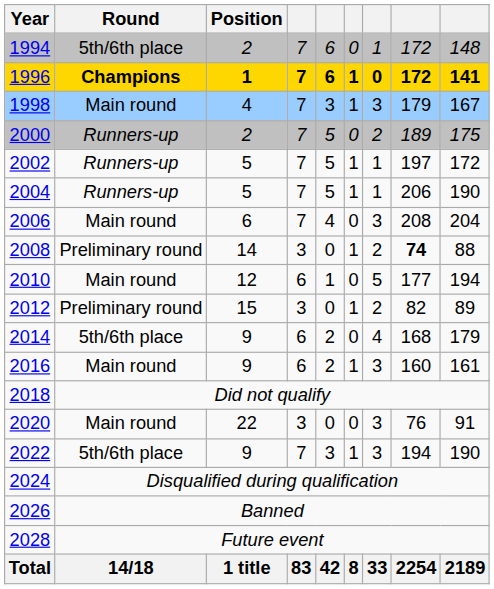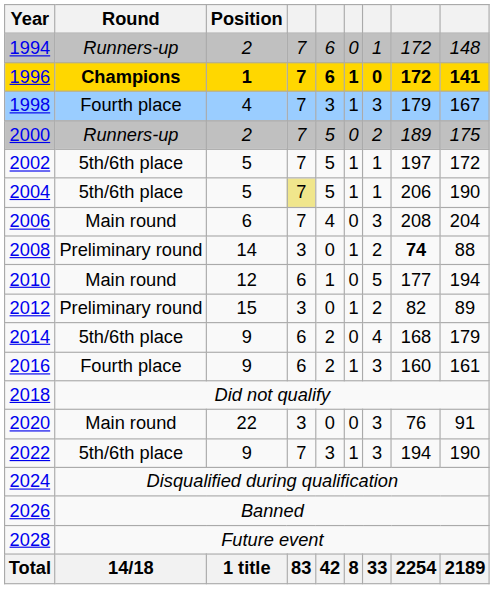(131, 47) 5th/6th place -> (131, 47) Runners-up
(131, 105) Main round -> (131, 105) Fourth place
(131, 163) Runners-up -> (131, 163) 5th/6th place
(131, 192) Runners-up -> (131, 192) 5th/6th place
(301, 192) no background -> (301, 192) khaki background
(131, 366) Main round -> (131, 366) Fourth place
